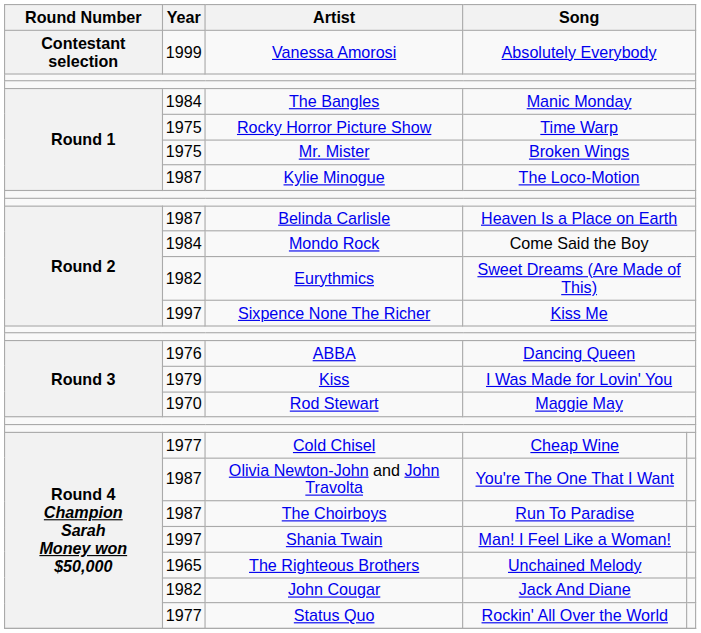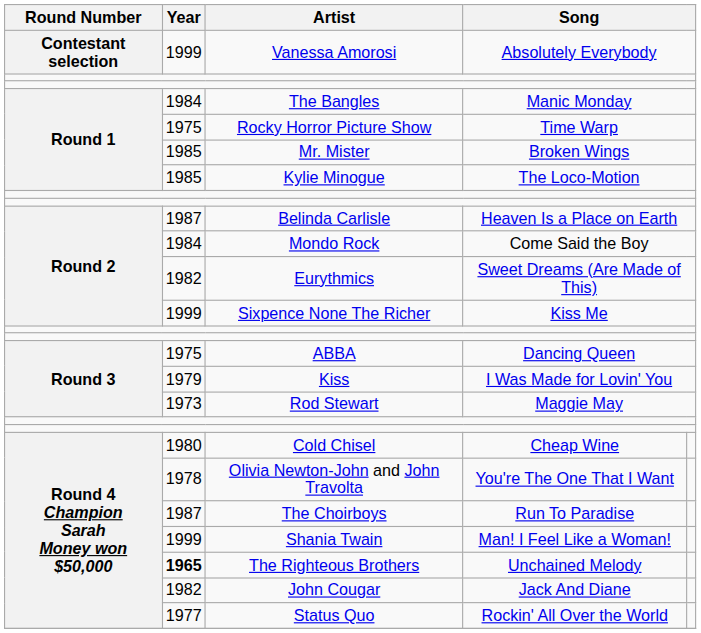(184, 153) 1975 -> (184, 153) 1985
(184, 178) 1987 -> (184, 178) 1985
(184, 313) 1997 -> (184, 313) 1999
(184, 354) 1976 -> (184, 354) 1975
(184, 405) 1970 -> (184, 405) 1973
(184, 445) 1977 -> (184, 445) 1980
(184, 480) 1987 -> (184, 480) 1978
(184, 540) 1997 -> (184, 540) 1999
(184, 565) normal -> (184, 565) bold
